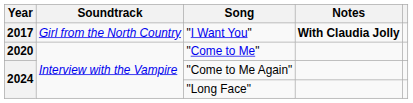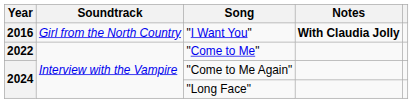(20, 32) 2017 -> (20, 32) 2016
(20, 51) 2020 -> (20, 51) 2022
